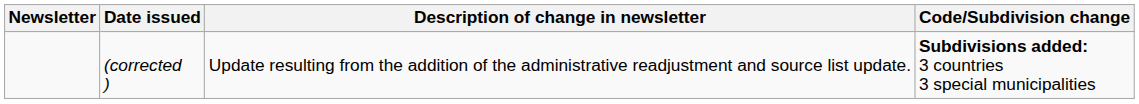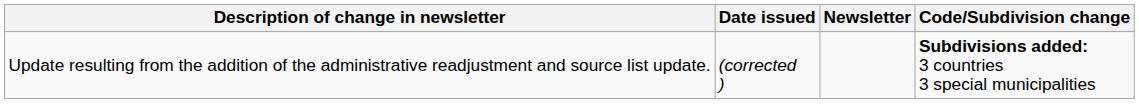columns swapped: (52, 18) <-> (560, 18)
